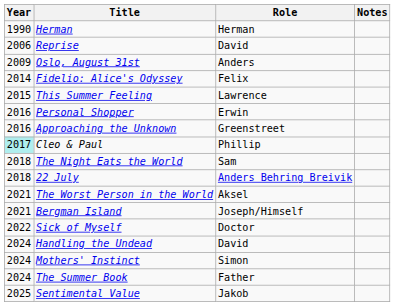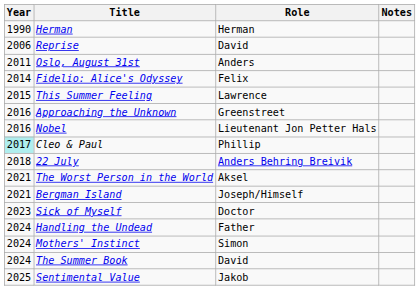(19, 62) 2009 -> (19, 62) 2011
- row: (85, 112)
+ row: (51, 128)
- row: (109, 161)
(19, 227) 2022 -> (19, 211) 2023
(233, 244) David -> (236, 227) Father
(236, 277) Father -> (233, 261) David
